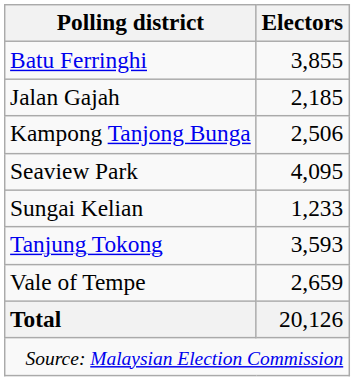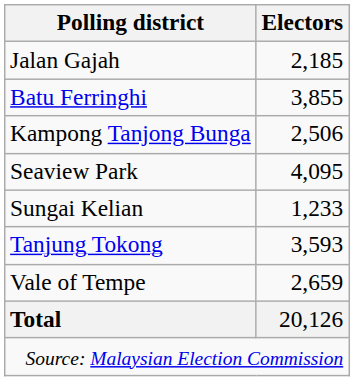rows swapped: (79, 60) <-> (65, 97)
